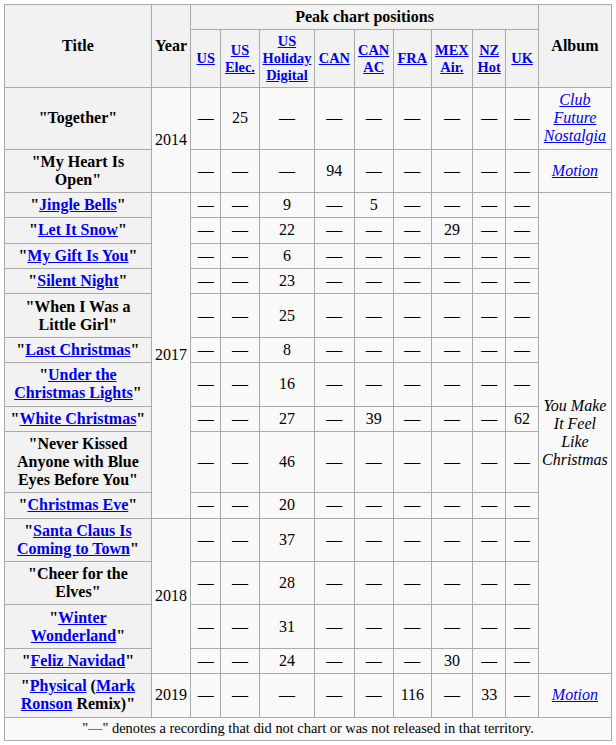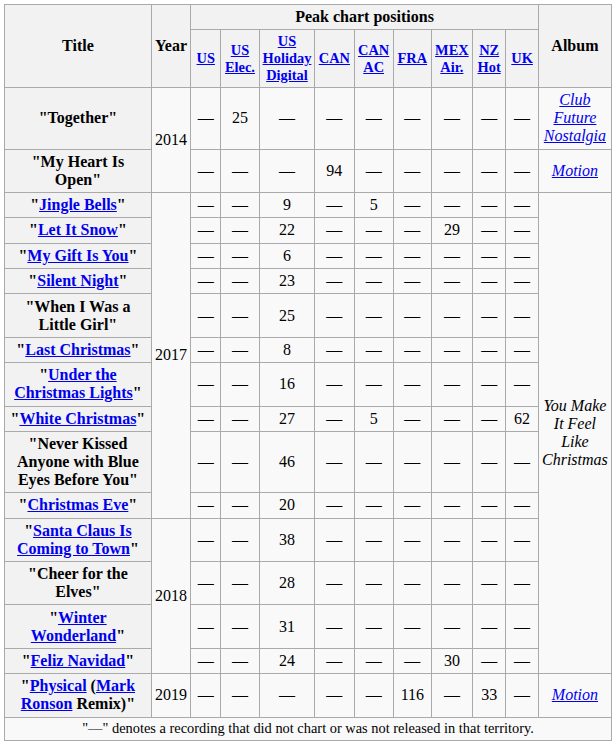(374, 418) 39 -> (374, 418) 5
(287, 539) 37 -> (287, 539) 38
